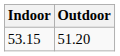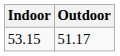(74, 39) 51.20 -> (74, 39) 51.17
